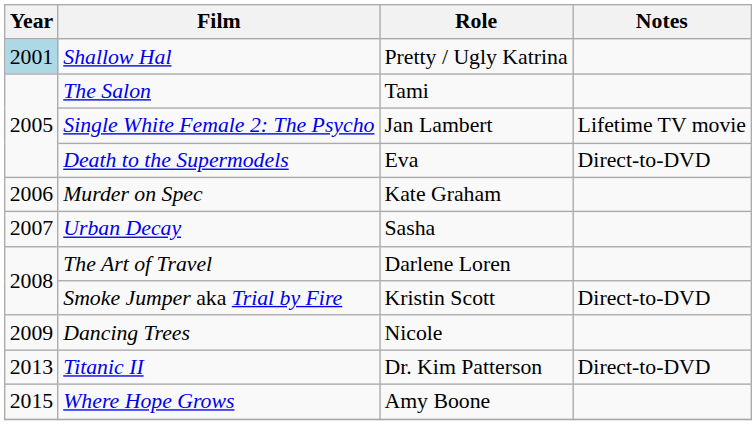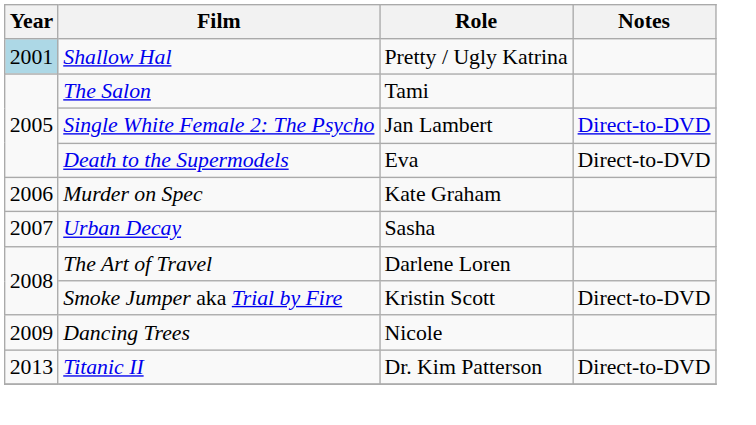(662, 125) Lifetime TV movie -> (644, 125) Direct-to-DVD
- row: (149, 401)
